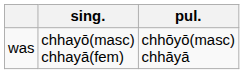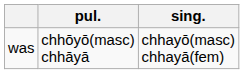columns swapped: (88, 16) <-> (188, 16)
